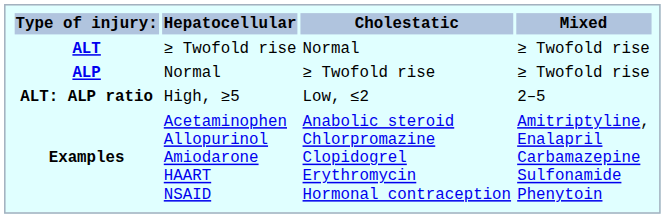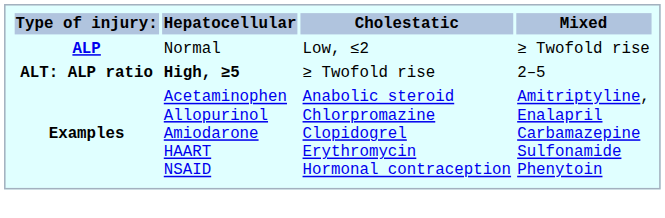- row: (87, 48)
(369, 73) ≥ Twofold rise -> (336, 48) Low, ≤2
(202, 97) normal -> (202, 73) bold
(336, 97) Low, ≤2 -> (369, 73) ≥ Twofold rise
